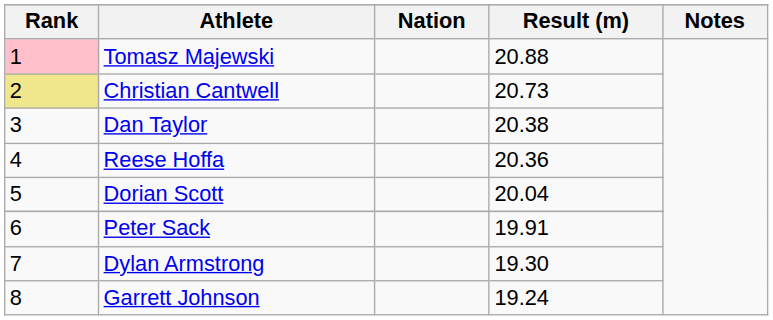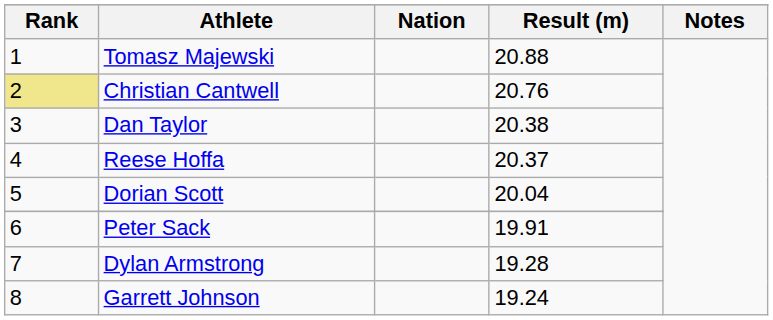(16, 56) pink background -> (16, 56) no background
(522, 90) 20.73 -> (522, 90) 20.76
(522, 159) 20.36 -> (522, 159) 20.37
(522, 263) 19.30 -> (522, 263) 19.28
